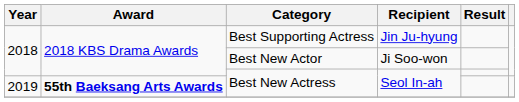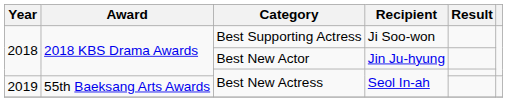(419, 36) Jin Ju-hyung -> (401, 36) Ji Soo-won
(414, 58) Ji Soo-won -> (406, 58) Jin Ju-hyung
(133, 86) bold -> (127, 86) normal
